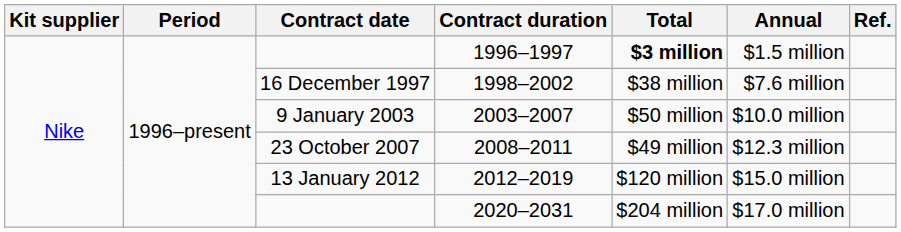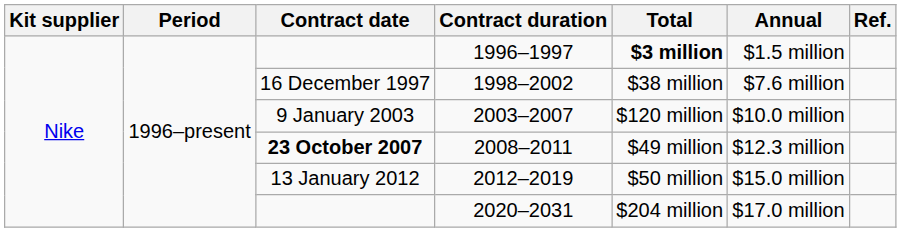(675, 115) $50 million -> (670, 115) $120 million
(345, 147) normal -> (345, 147) bold
(670, 178) $120 million -> (675, 178) $50 million
